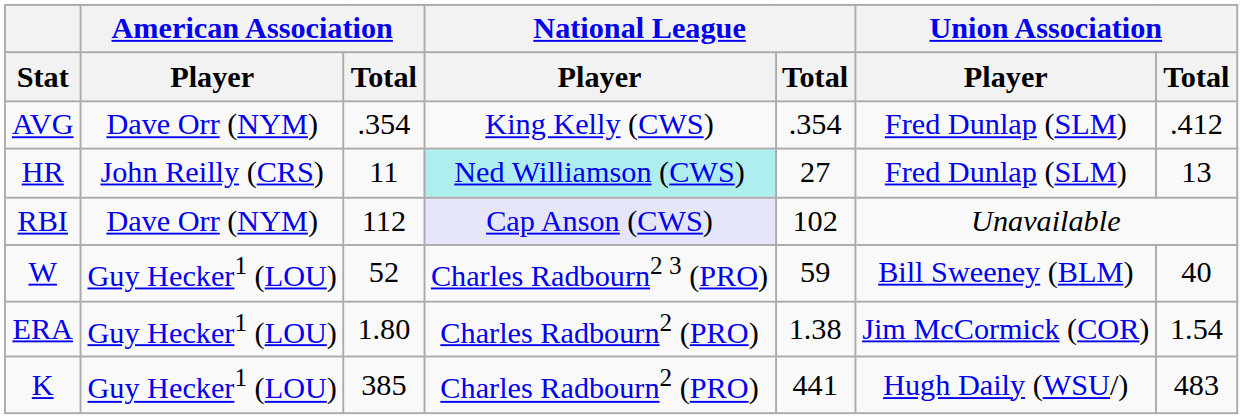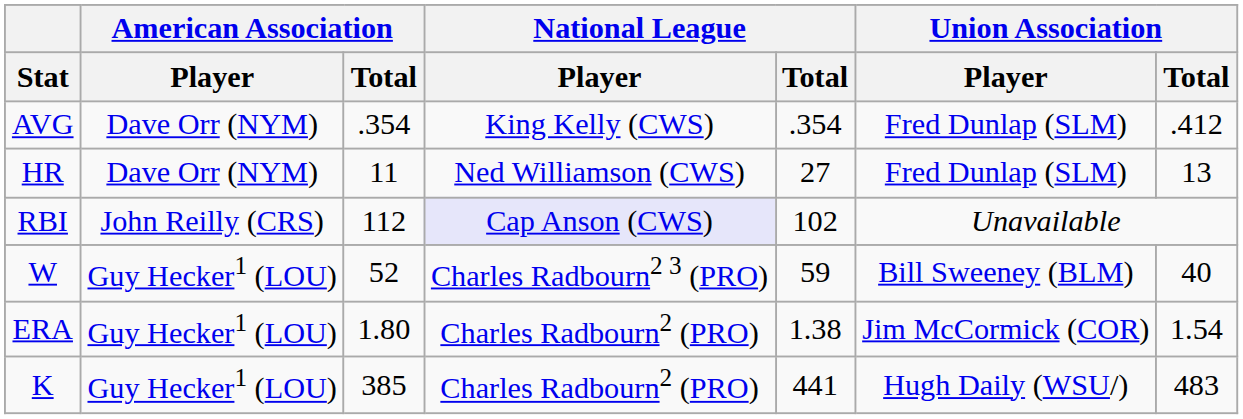(212, 172) John Reilly (CRS) -> (212, 172) Dave Orr (NYM)
(600, 172) paleturquoise background -> (600, 172) no background
(212, 220) Dave Orr (NYM) -> (212, 220) John Reilly (CRS)
